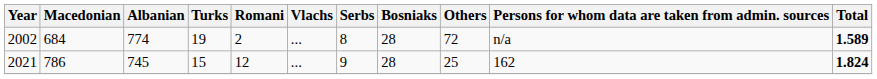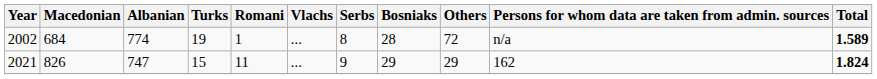(238, 39) 2 -> (238, 39) 1
(55, 62) 786 -> (55, 62) 826
(138, 62) 745 -> (138, 62) 747
(242, 62) 12 -> (242, 62) 11
(388, 62) 28 -> (388, 62) 29
(451, 62) 25 -> (451, 62) 29
